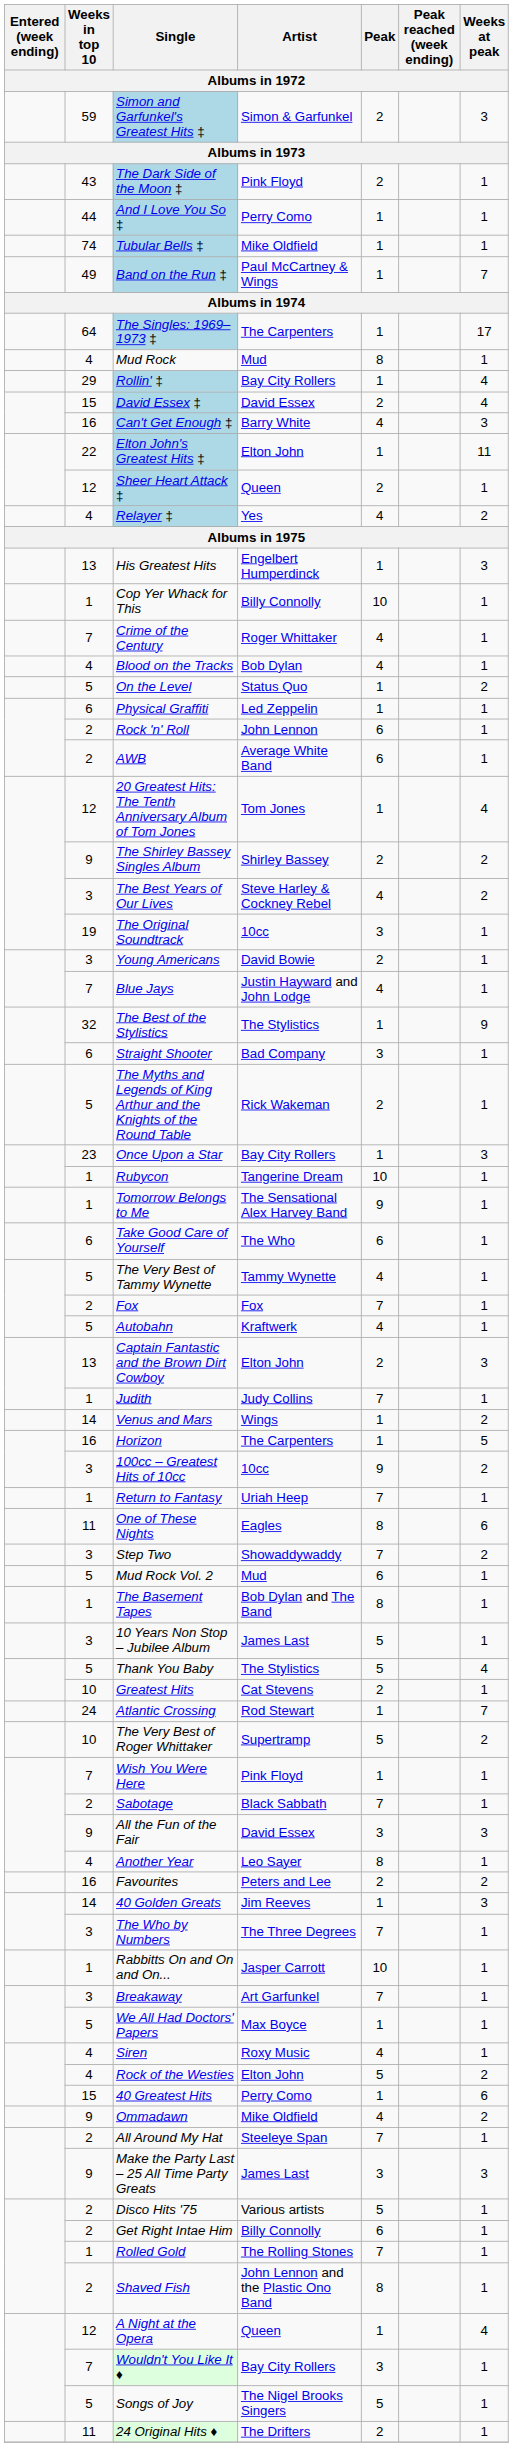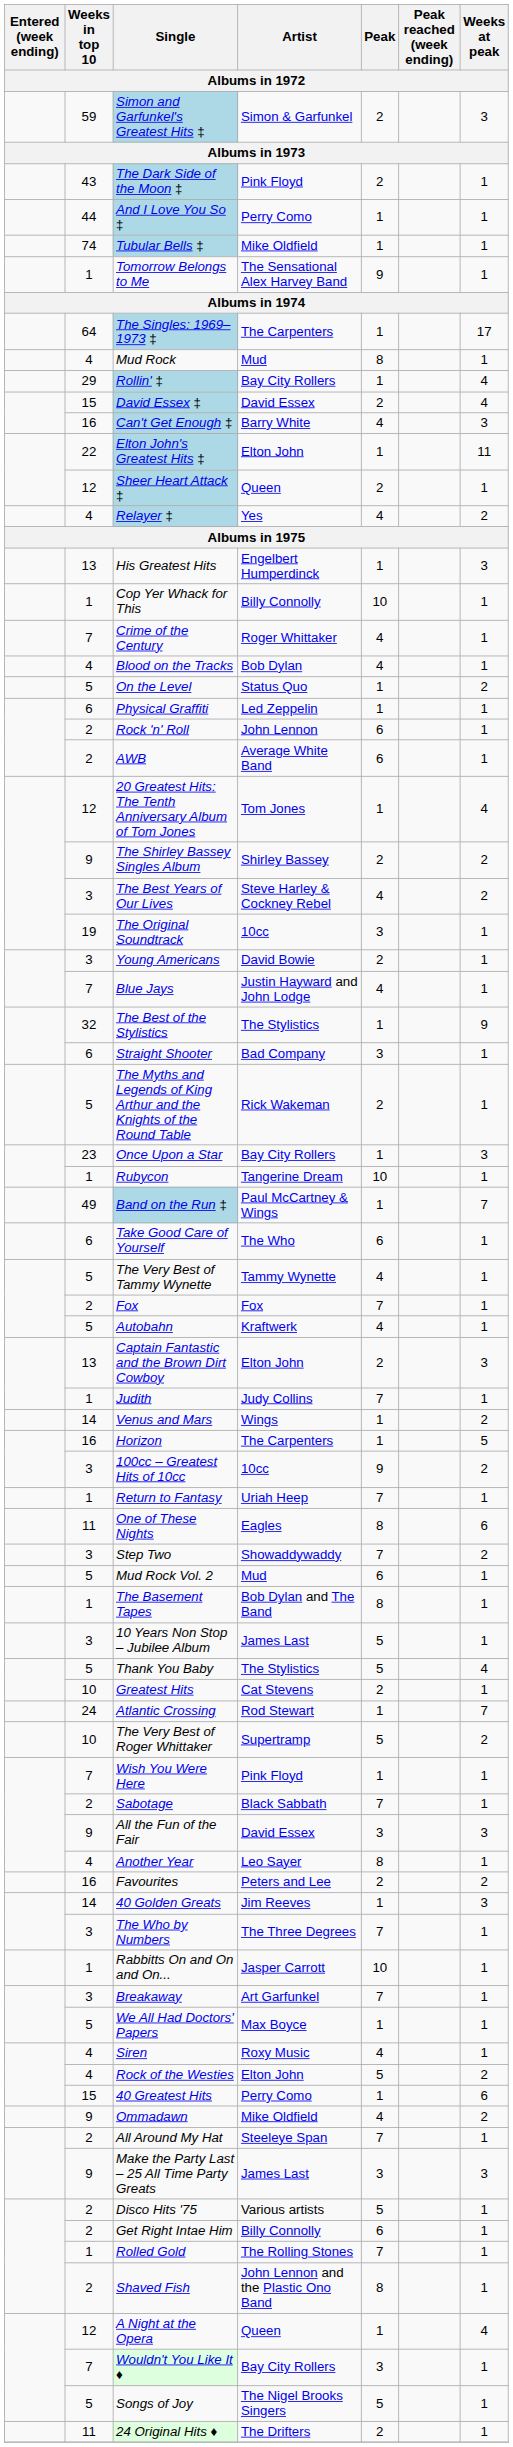rows swapped: (171, 274) <-> (171, 1205)
